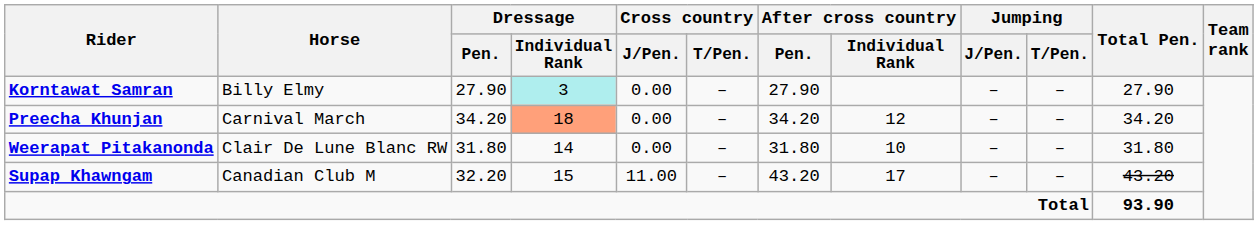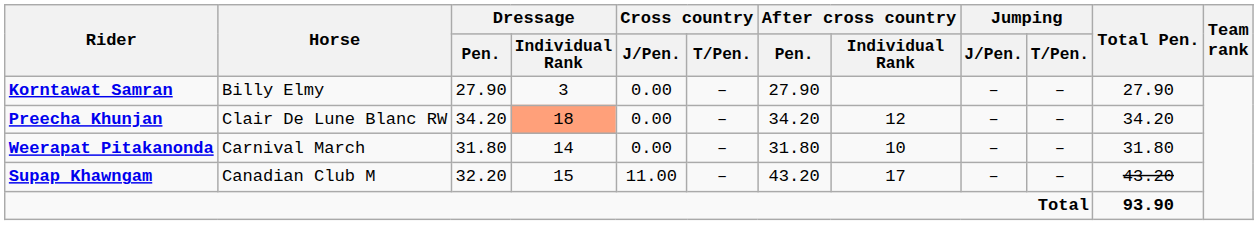(563, 90) paleturquoise background -> (563, 90) no background
(294, 119) Carnival March -> (335, 119) Clair De Lune Blanc RW
(335, 148) Clair De Lune Blanc RW -> (294, 148) Carnival March
